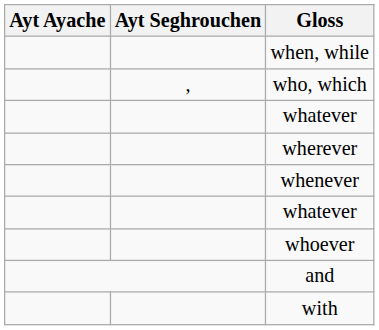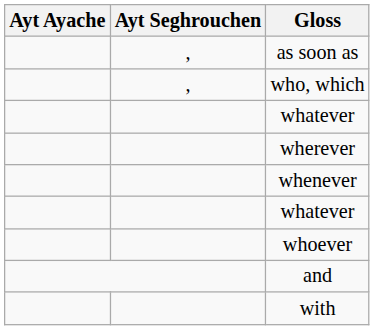- row: (188, 53)
+ row: (188, 52)
